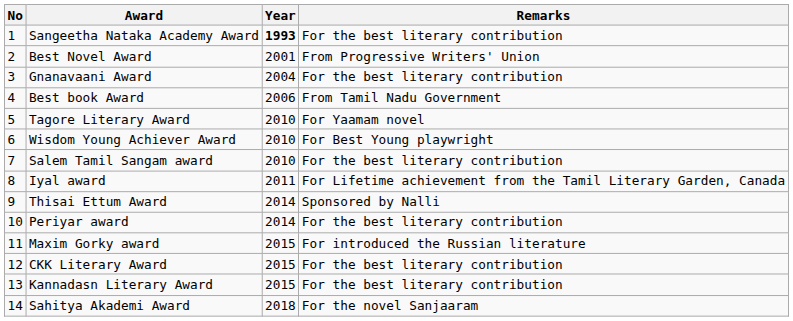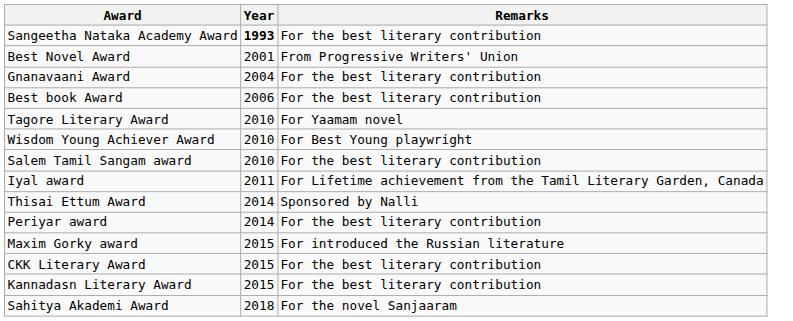- column: (15, 15)
(402, 98) From Tamil Nadu Government -> (411, 98) For the best literary contribution
